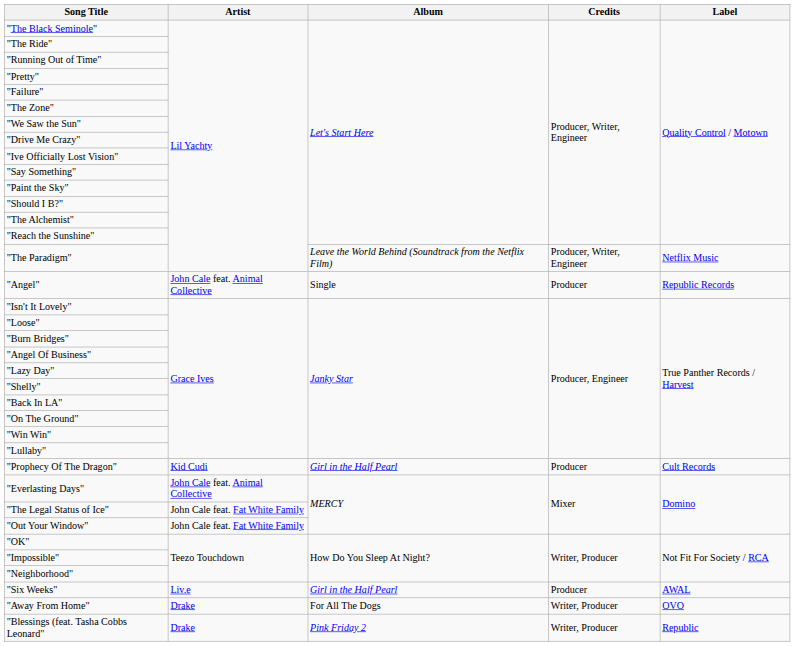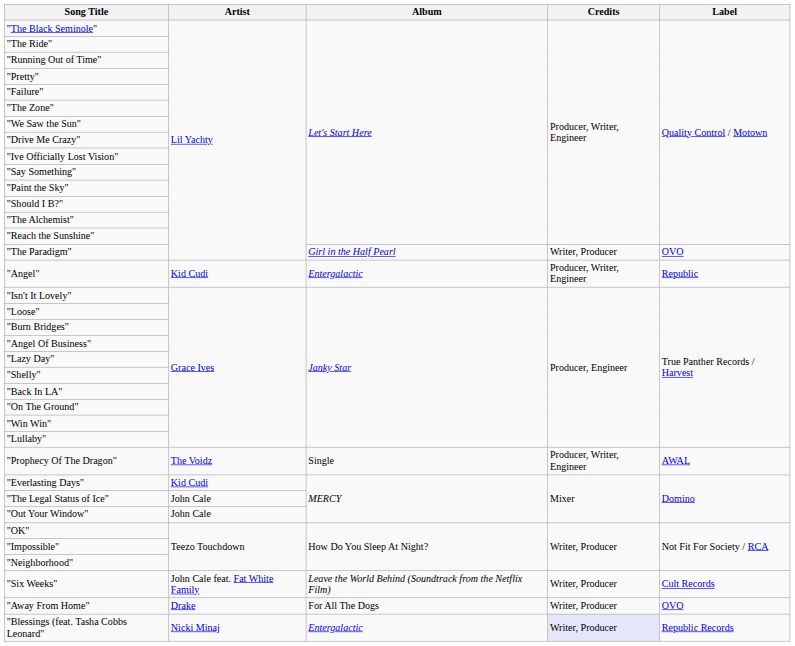(417, 257) Leave the World Behind (Soundtrack from the Netflix Film) -> (352, 252) Girl in the Half Pearl
(585, 257) Producer, Writer, Engineer -> (583, 252) Writer, Producer
(690, 257) Netflix Music -> (673, 252) OVO
(217, 285) John Cale feat. Animal Collective -> (189, 273) Kid Cudi
(323, 285) Single -> (336, 273) Entergalactic
(569, 285) Producer -> (584, 273) Producer, Writer, Engineer
(698, 285) Republic Records -> (680, 273) Republic
(189, 466) Kid Cudi -> (192, 461) The Voidz
(354, 466) Girl in the Half Pearl -> (321, 461) Single
(569, 466) Producer -> (584, 461) Producer, Writer, Engineer
(689, 466) Cult Records -> (676, 461) AWAL
(217, 488) John Cale feat. Animal Collective -> (189, 482) Kid Cudi
(237, 510) John Cale feat. Fat White Family -> (191, 498) John Cale
(237, 526) John Cale feat. Fat White Family -> (191, 514) John Cale
(181, 590) Liv.e -> (222, 584) John Cale feat. Fat White Family
(354, 590) Girl in the Half Pearl -> (415, 584) Leave the World Behind (Soundtrack from the Netflix Film)
(569, 590) Producer -> (583, 584) Writer, Producer
(676, 590) AWAL -> (688, 584) Cult Records
(183, 627) Drake -> (195, 627) Nicki Minaj
(338, 627) Pink Friday 2 -> (336, 627) Entergalactic
(584, 627) no background -> (583, 627) lavender background
(680, 627) Republic -> (698, 627) Republic Records
